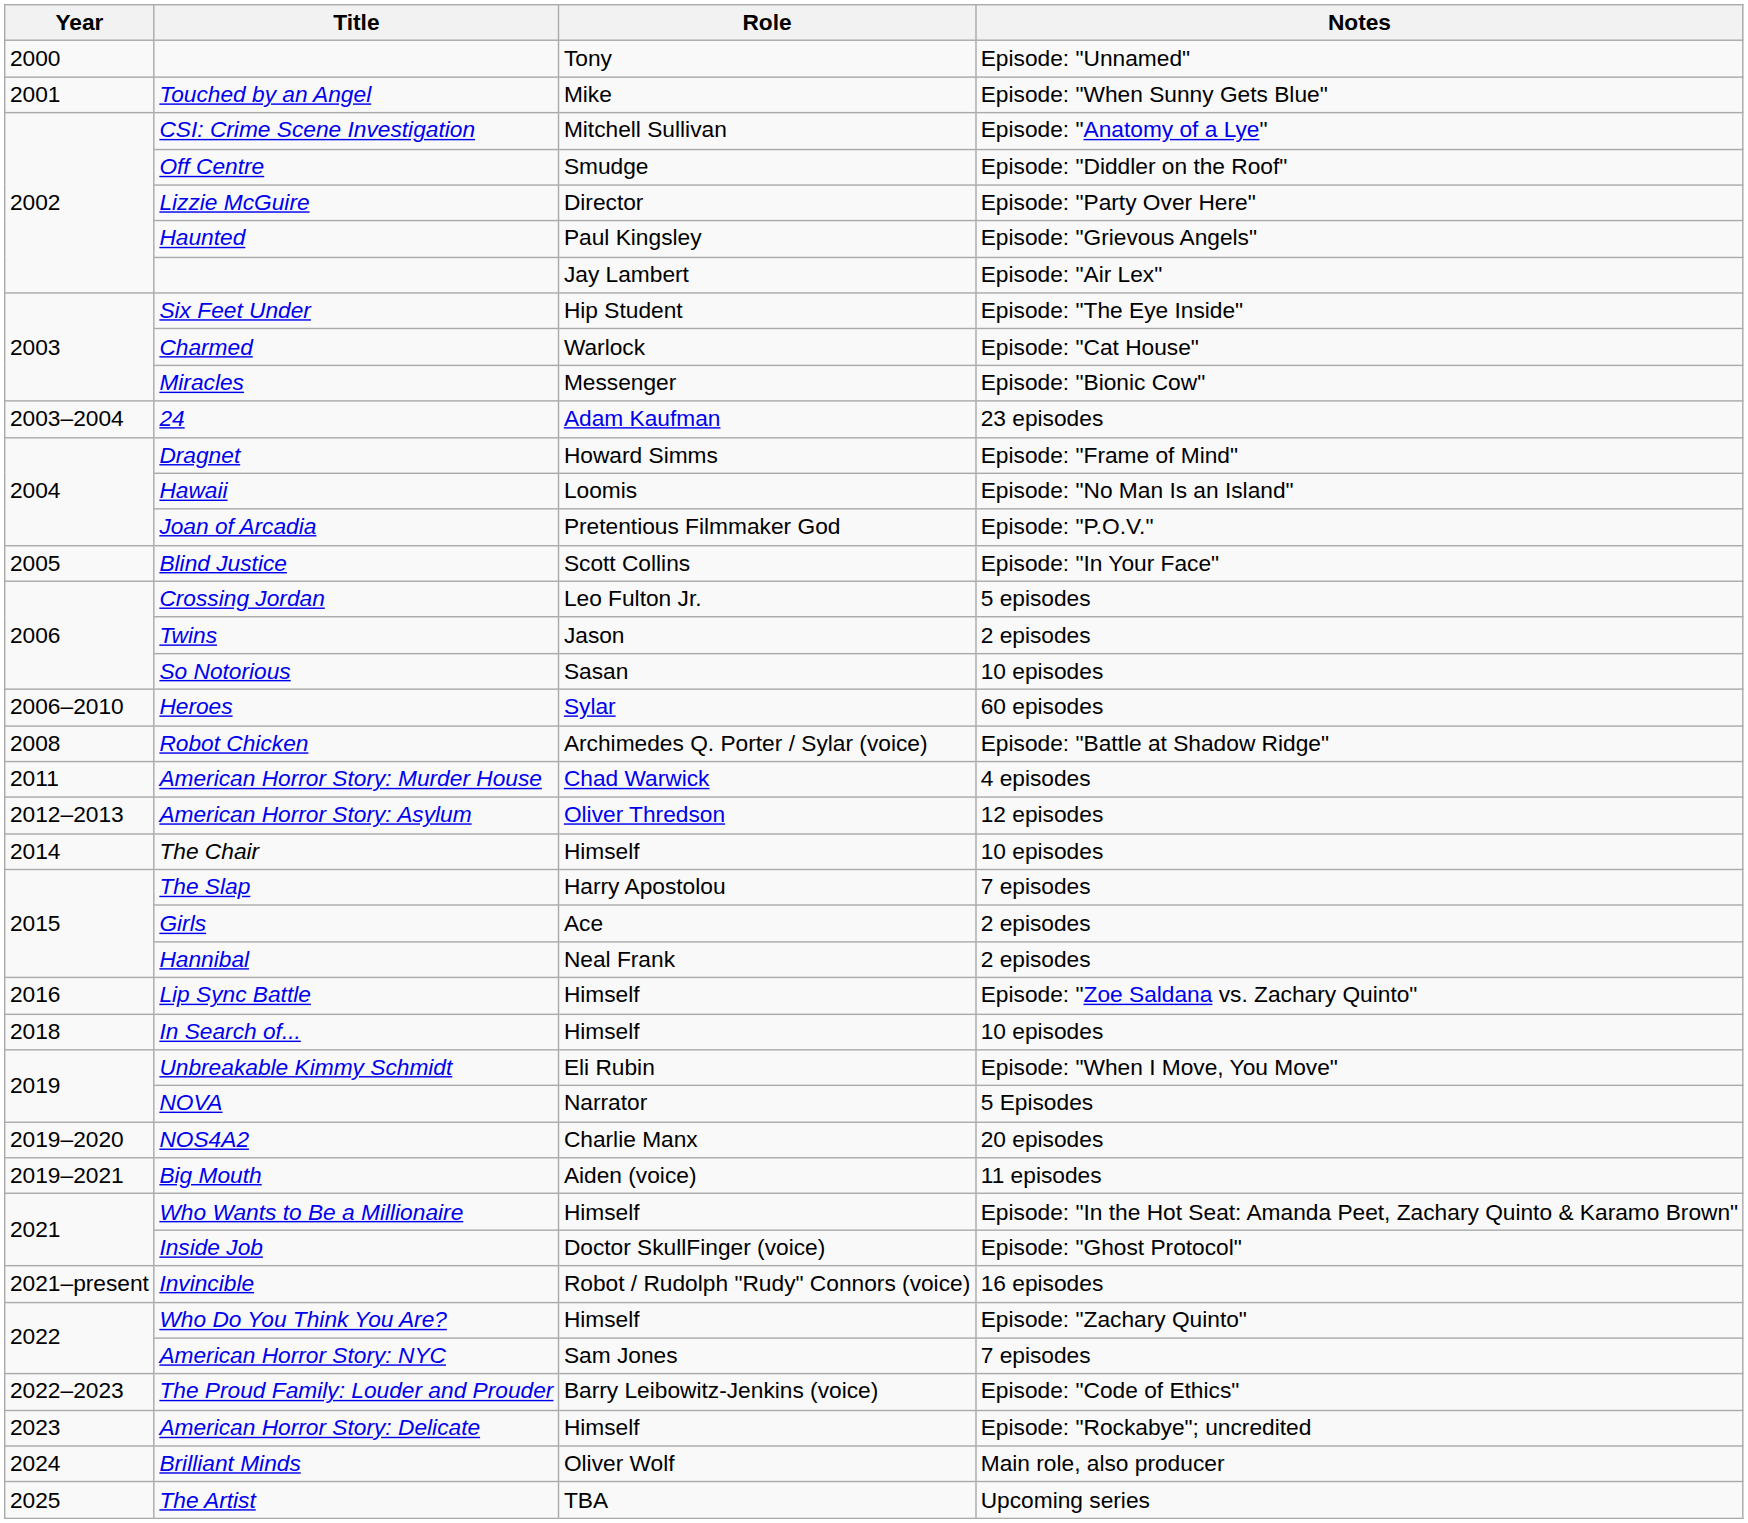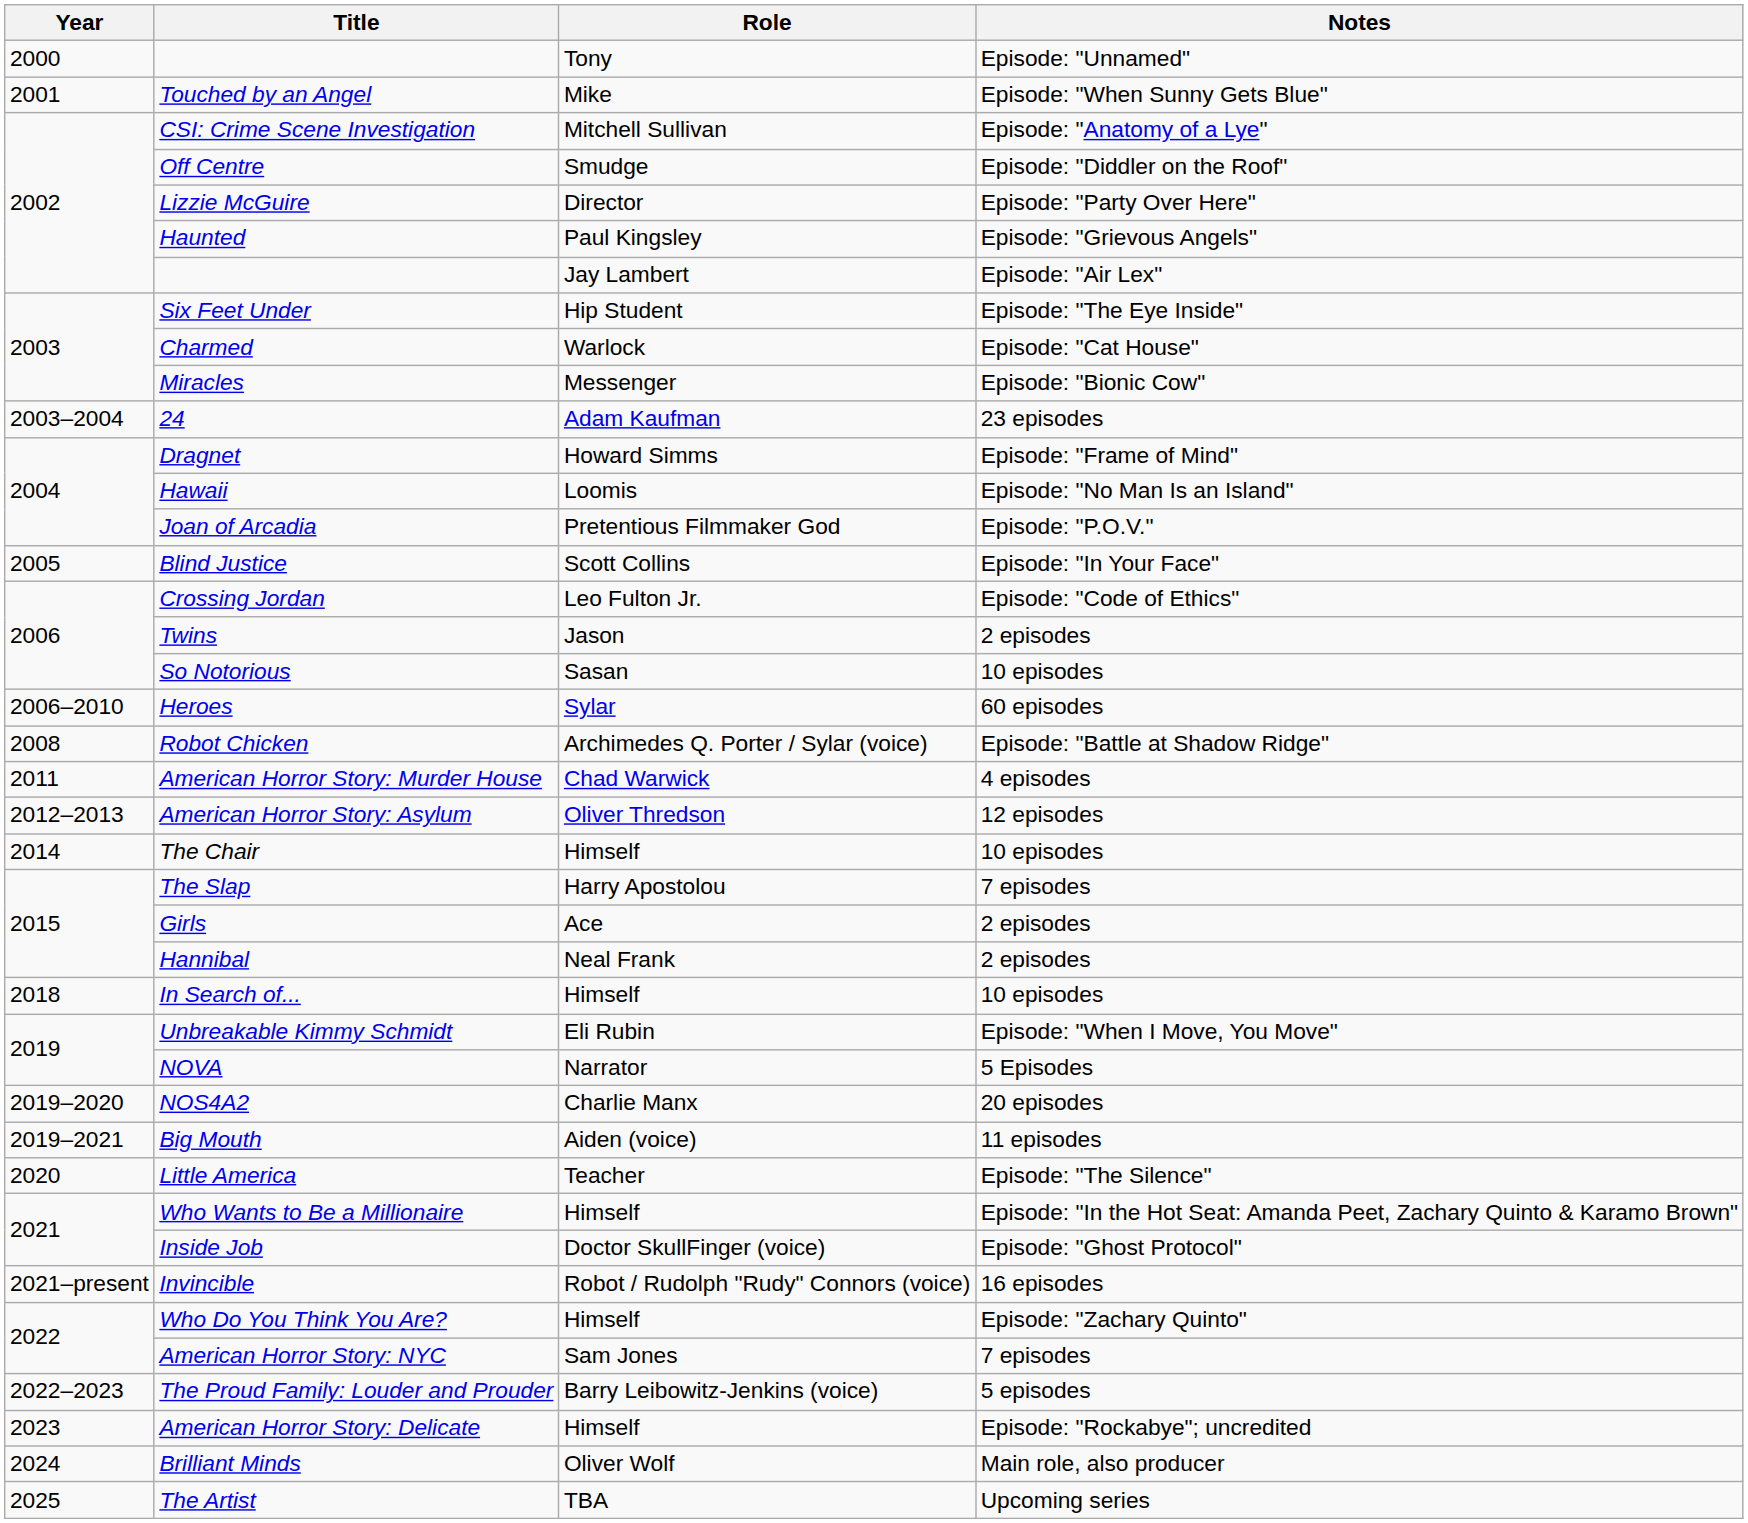(1036, 599) 5 episodes -> (1110, 599) Episode: "Code of Ethics"
- row: (235, 995)
+ row: (228, 1175)
(1110, 1391) Episode: "Code of Ethics" -> (1036, 1391) 5 episodes
